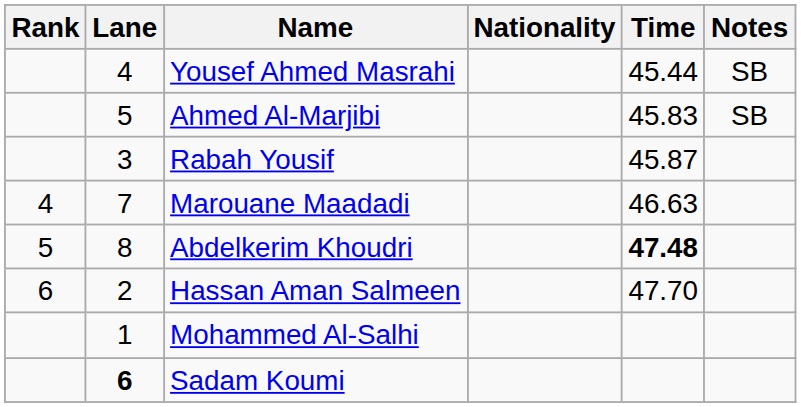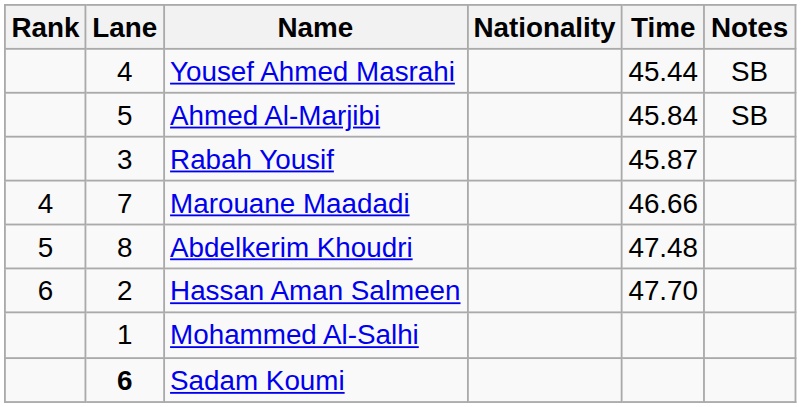(663, 115) 45.83 -> (663, 115) 45.84
(663, 203) 46.63 -> (663, 203) 46.66
(663, 247) bold -> (663, 247) normal
